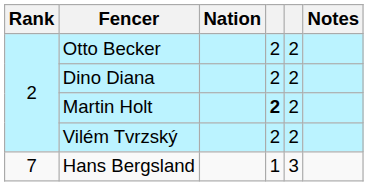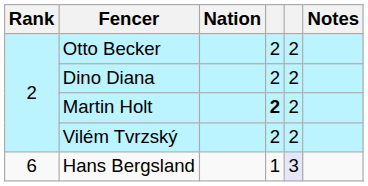(32, 166) 7 -> (32, 166) 6
(294, 166) no background -> (294, 166) lavender background
